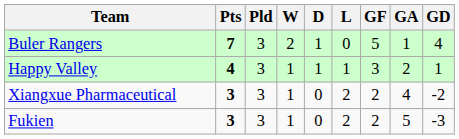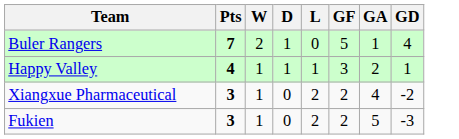- column: (261, 17)
